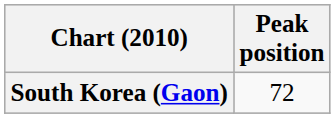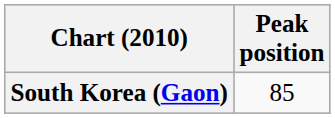(282, 92) 72 -> (282, 92) 85
